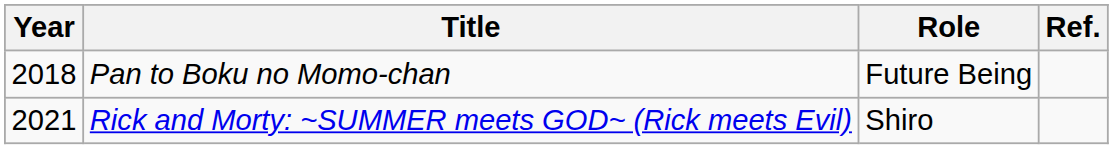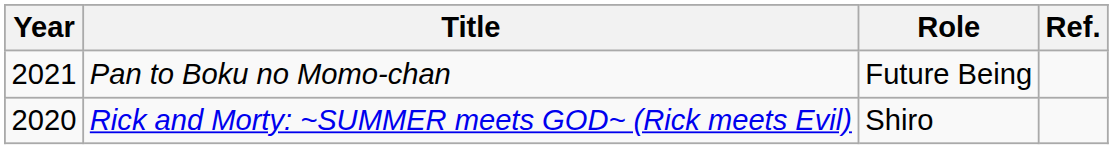(44, 73) 2018 -> (44, 73) 2021
(44, 119) 2021 -> (44, 119) 2020
